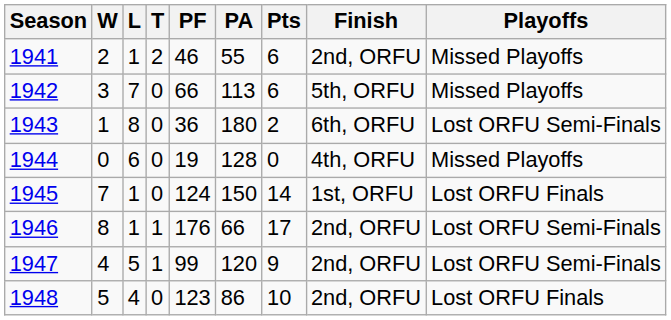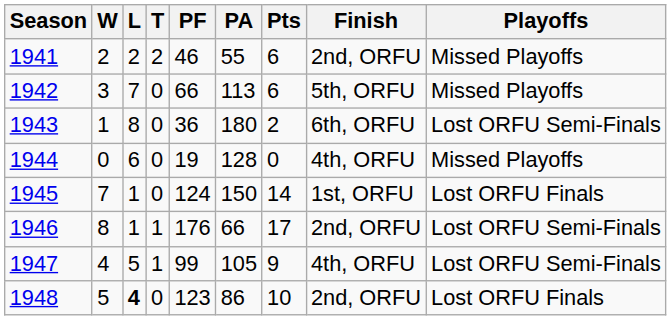(134, 56) 1 -> (134, 56) 2
(239, 263) 120 -> (239, 263) 105
(366, 263) 2nd, ORFU -> (363, 263) 4th, ORFU
(134, 297) normal -> (134, 297) bold
